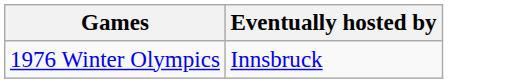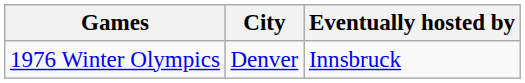+ column: (264, 22)
